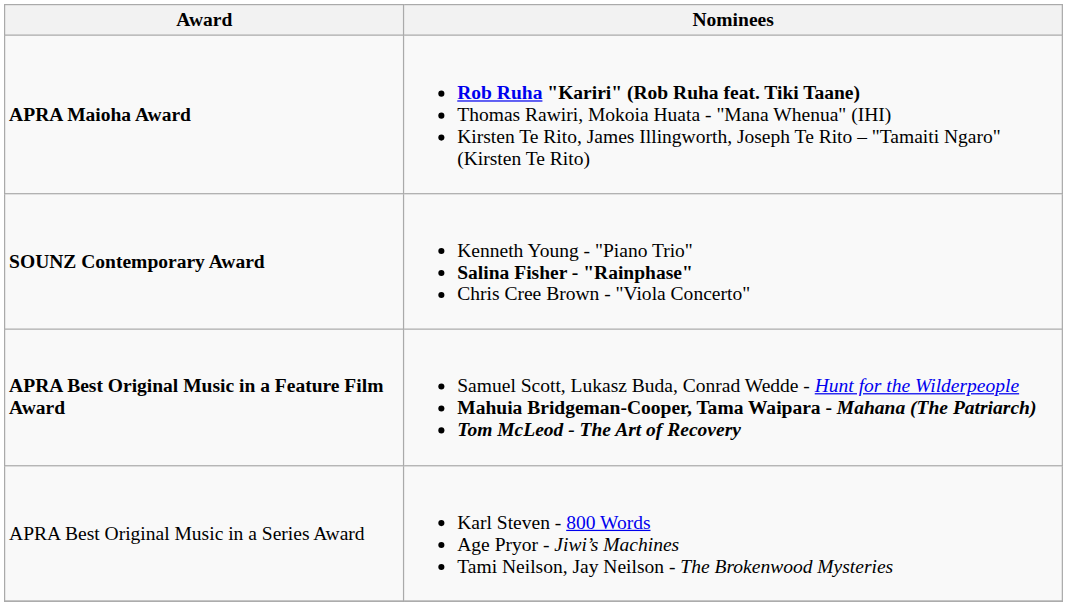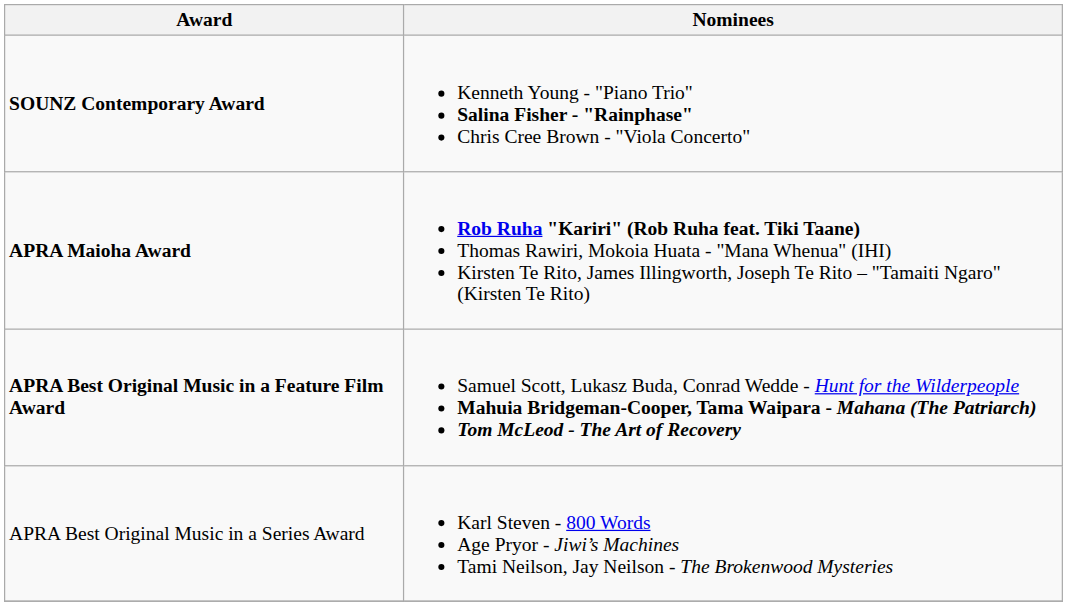rows swapped: (100, 114) <-> (137, 261)
